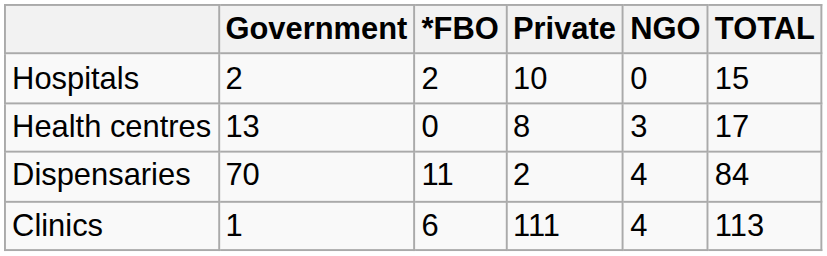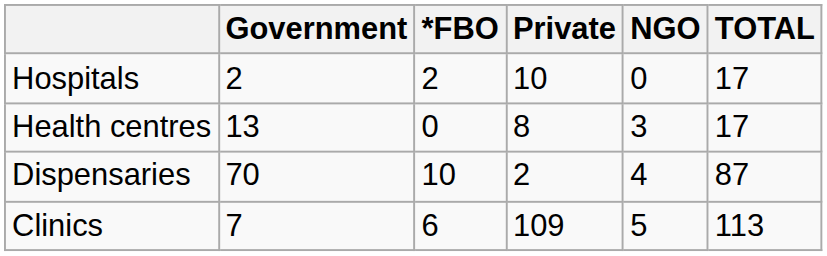(732, 77) 15 -> (732, 77) 17
(438, 175) 11 -> (439, 175) 10
(732, 175) 84 -> (732, 175) 87
(234, 224) 1 -> (234, 224) 7
(536, 224) 111 -> (539, 224) 109
(639, 224) 4 -> (639, 224) 5
